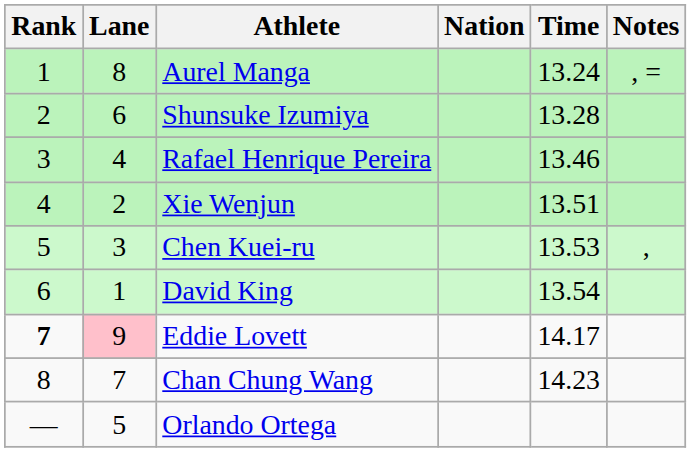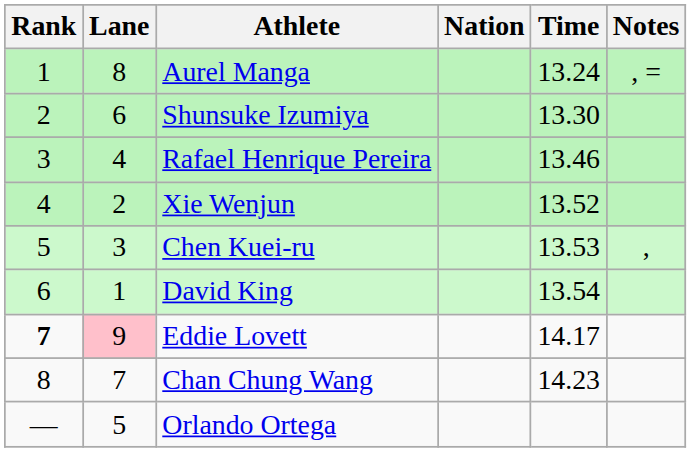(569, 114) 13.28 -> (569, 114) 13.30
(569, 203) 13.51 -> (569, 203) 13.52
